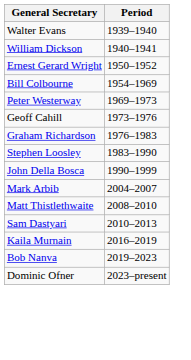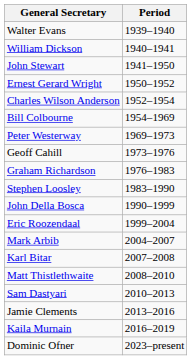+ row: (36, 65)
+ row: (63, 100)
+ row: (44, 223)
+ row: (29, 258)
+ row: (42, 310)
- row: (32, 258)
